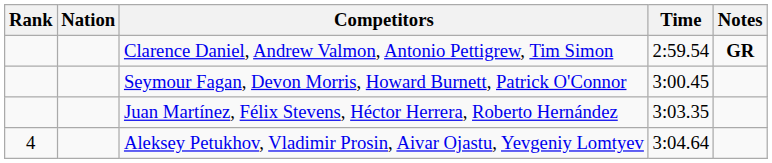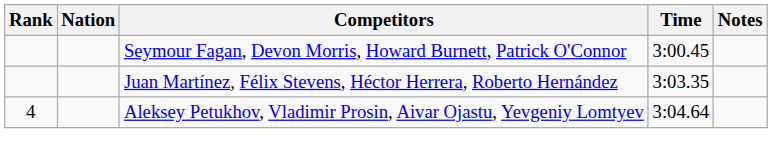- row: (369, 50)
